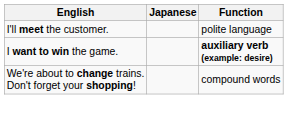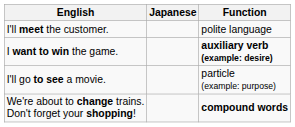+ row: (56, 79)
(241, 79) normal -> (245, 107) bold
